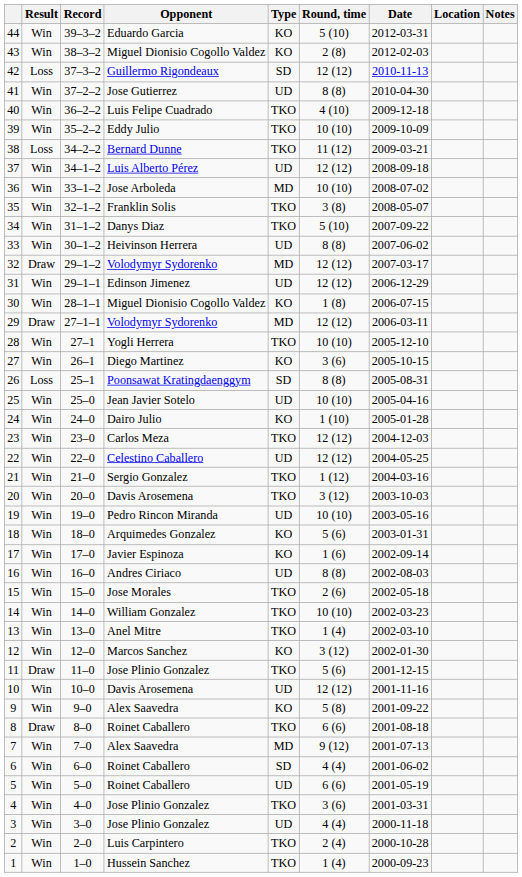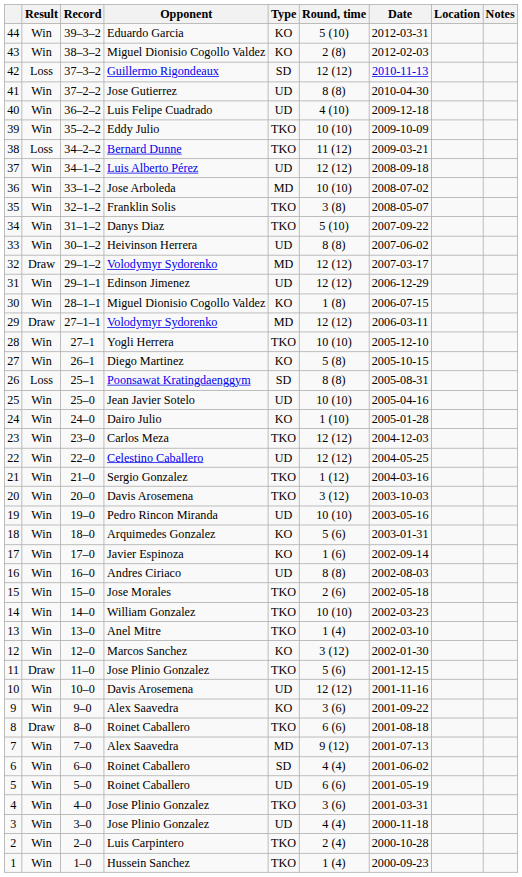(284, 110) TKO -> (284, 110) UD
(334, 361) 3 (6) -> (334, 361) 5 (8)
(334, 708) 5 (8) -> (334, 708) 3 (6)
